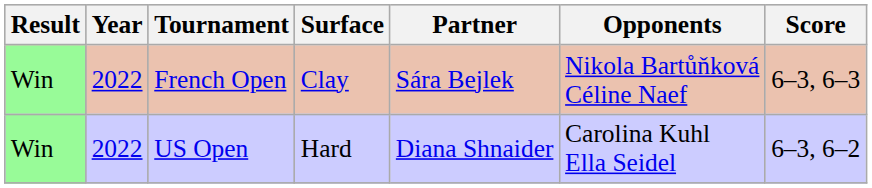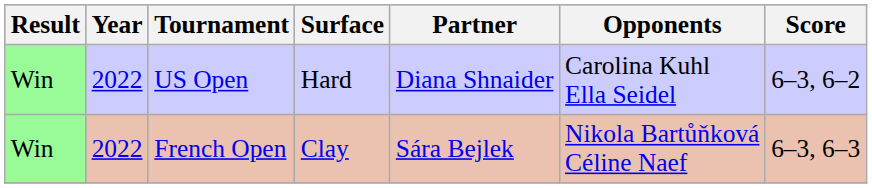rows swapped: (220, 79) <-> (201, 148)
